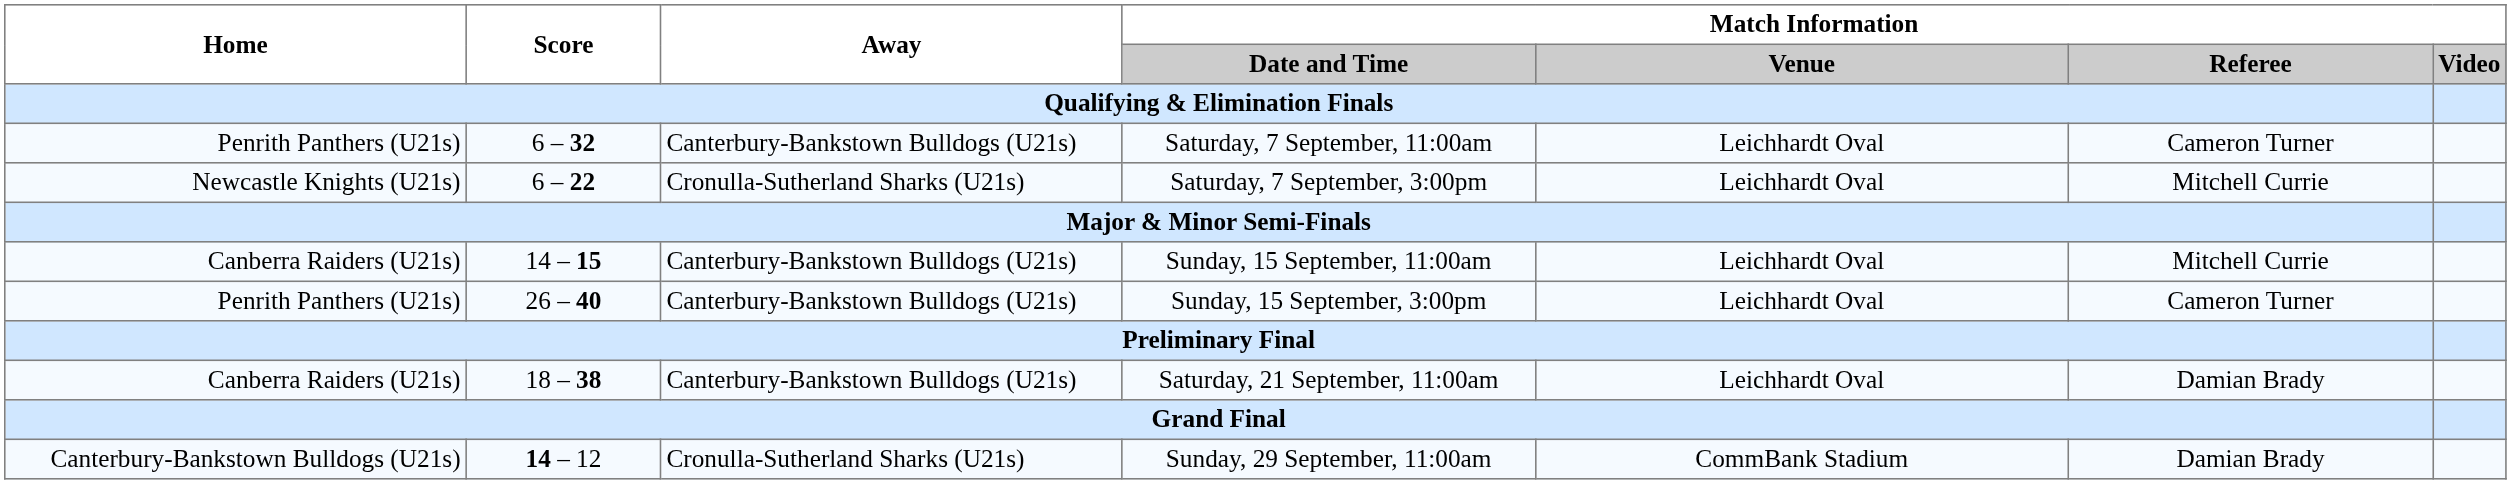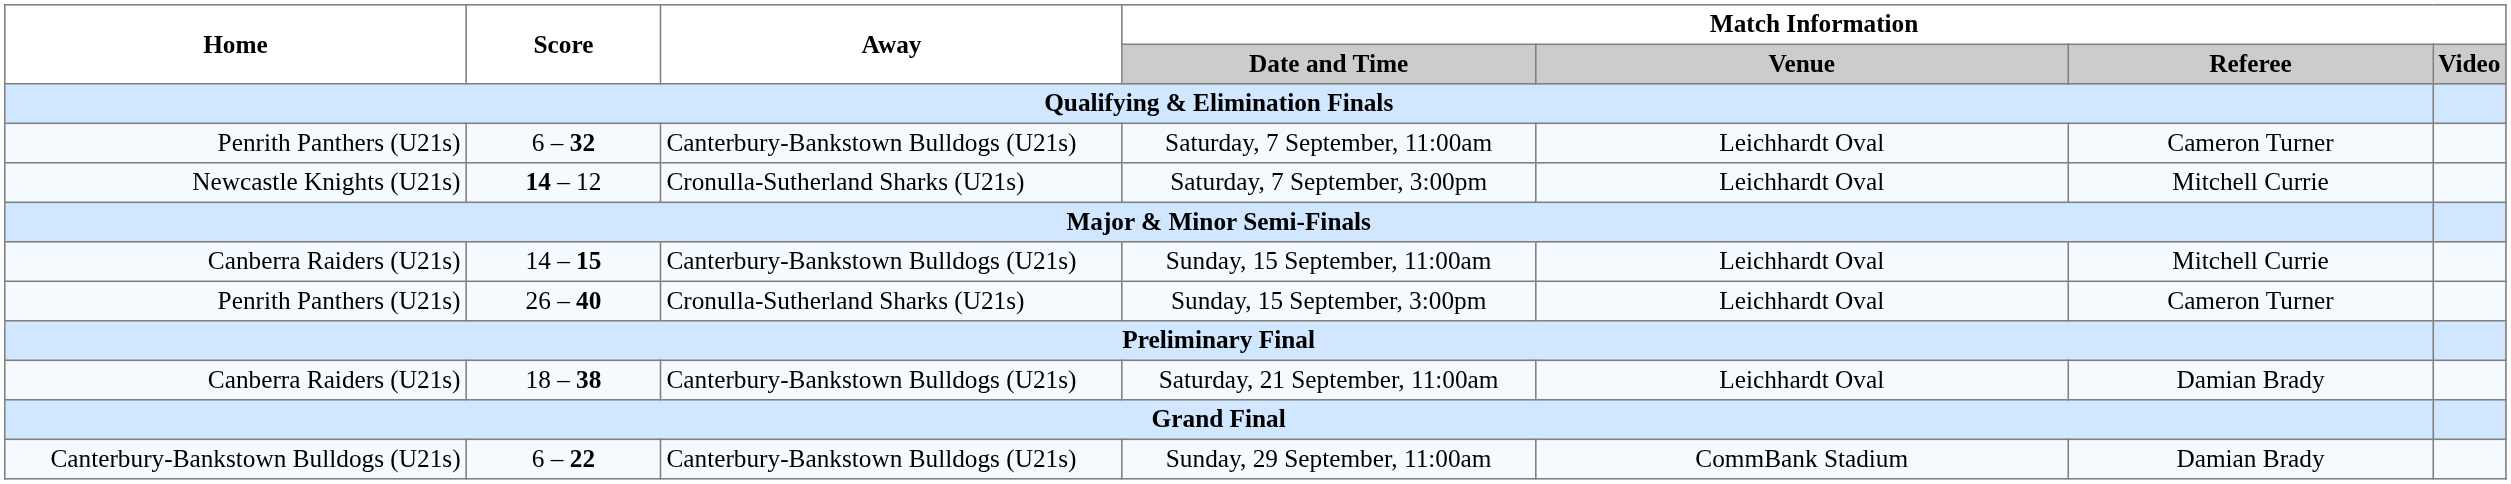(563, 182) 6 – 22 -> (563, 182) 14 – 12
(871, 300) Canterbury-Bankstown Bulldogs (U21s) -> (845, 300) Cronulla-Sutherland Sharks (U21s)
(563, 458) 14 – 12 -> (563, 458) 6 – 22
(845, 458) Cronulla-Sutherland Sharks (U21s) -> (871, 458) Canterbury-Bankstown Bulldogs (U21s)
